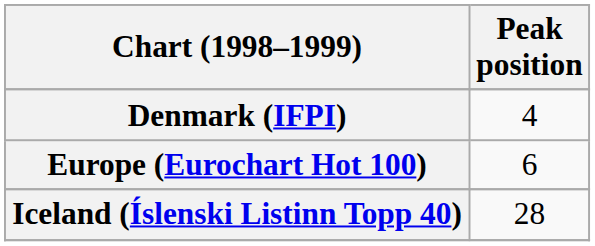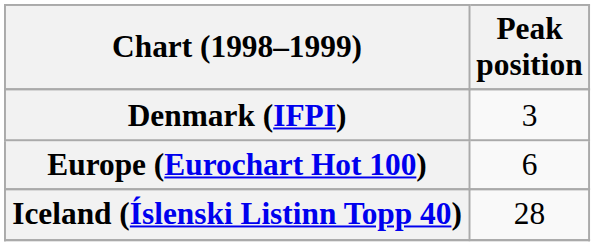(529, 114) 4 -> (529, 114) 3
